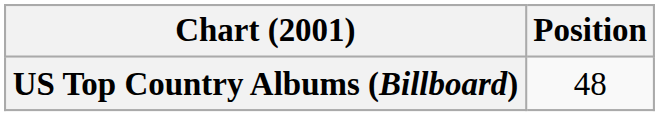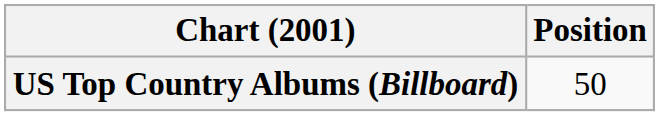(590, 82) 48 -> (590, 82) 50
